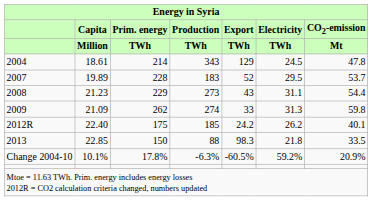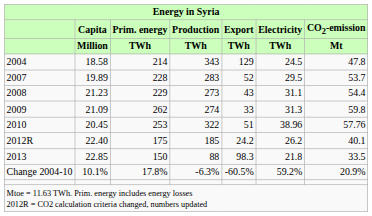(97, 62) 18.61 -> (97, 62) 18.58
(212, 77) 183 -> (212, 77) 283
+ row: (17, 125)
